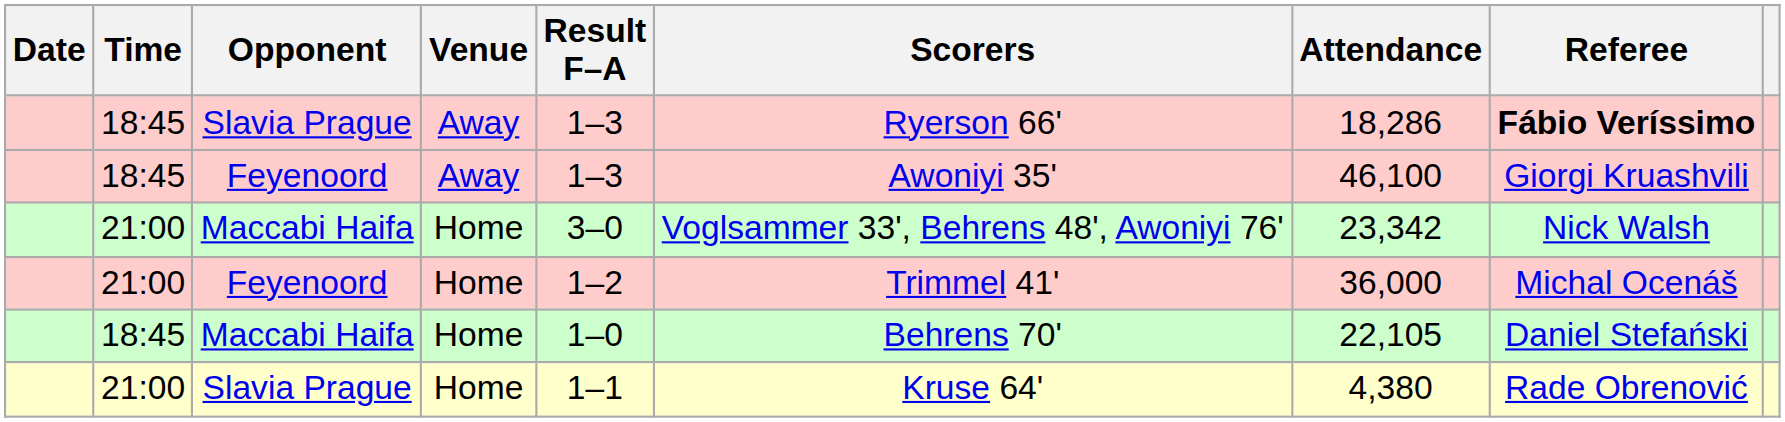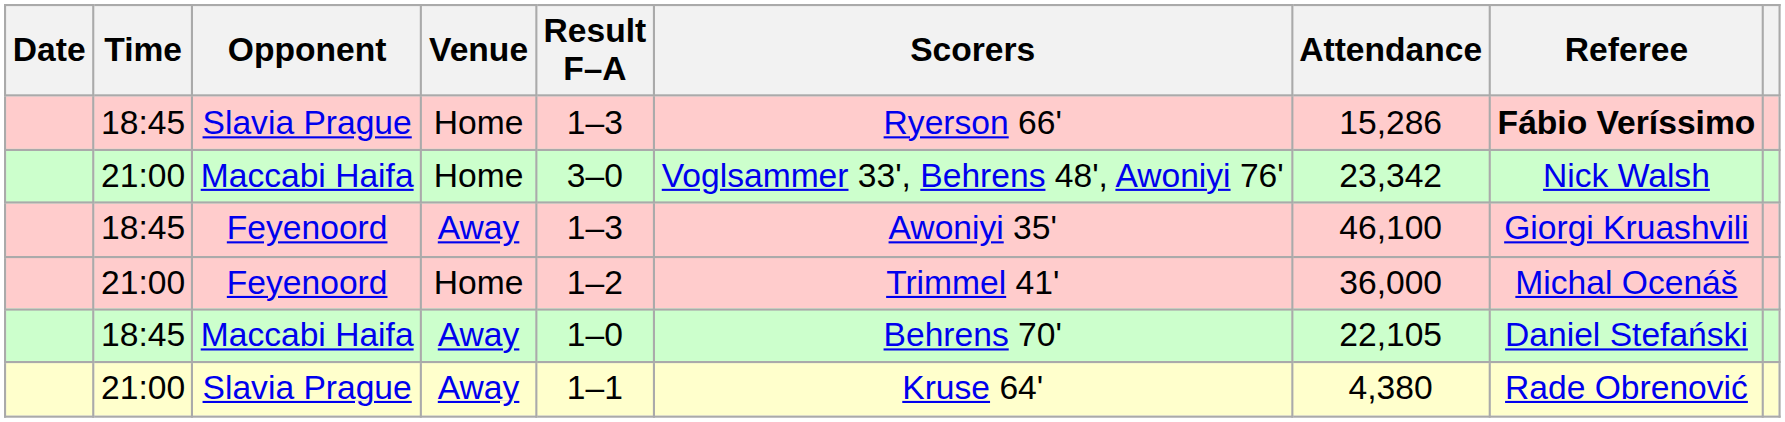(479, 122) Away -> (479, 122) Home
(1391, 122) 18,286 -> (1391, 122) 15,286
rows swapped: (143, 228) <-> (143, 175)
(479, 335) Home -> (479, 335) Away
(479, 388) Home -> (479, 388) Away
